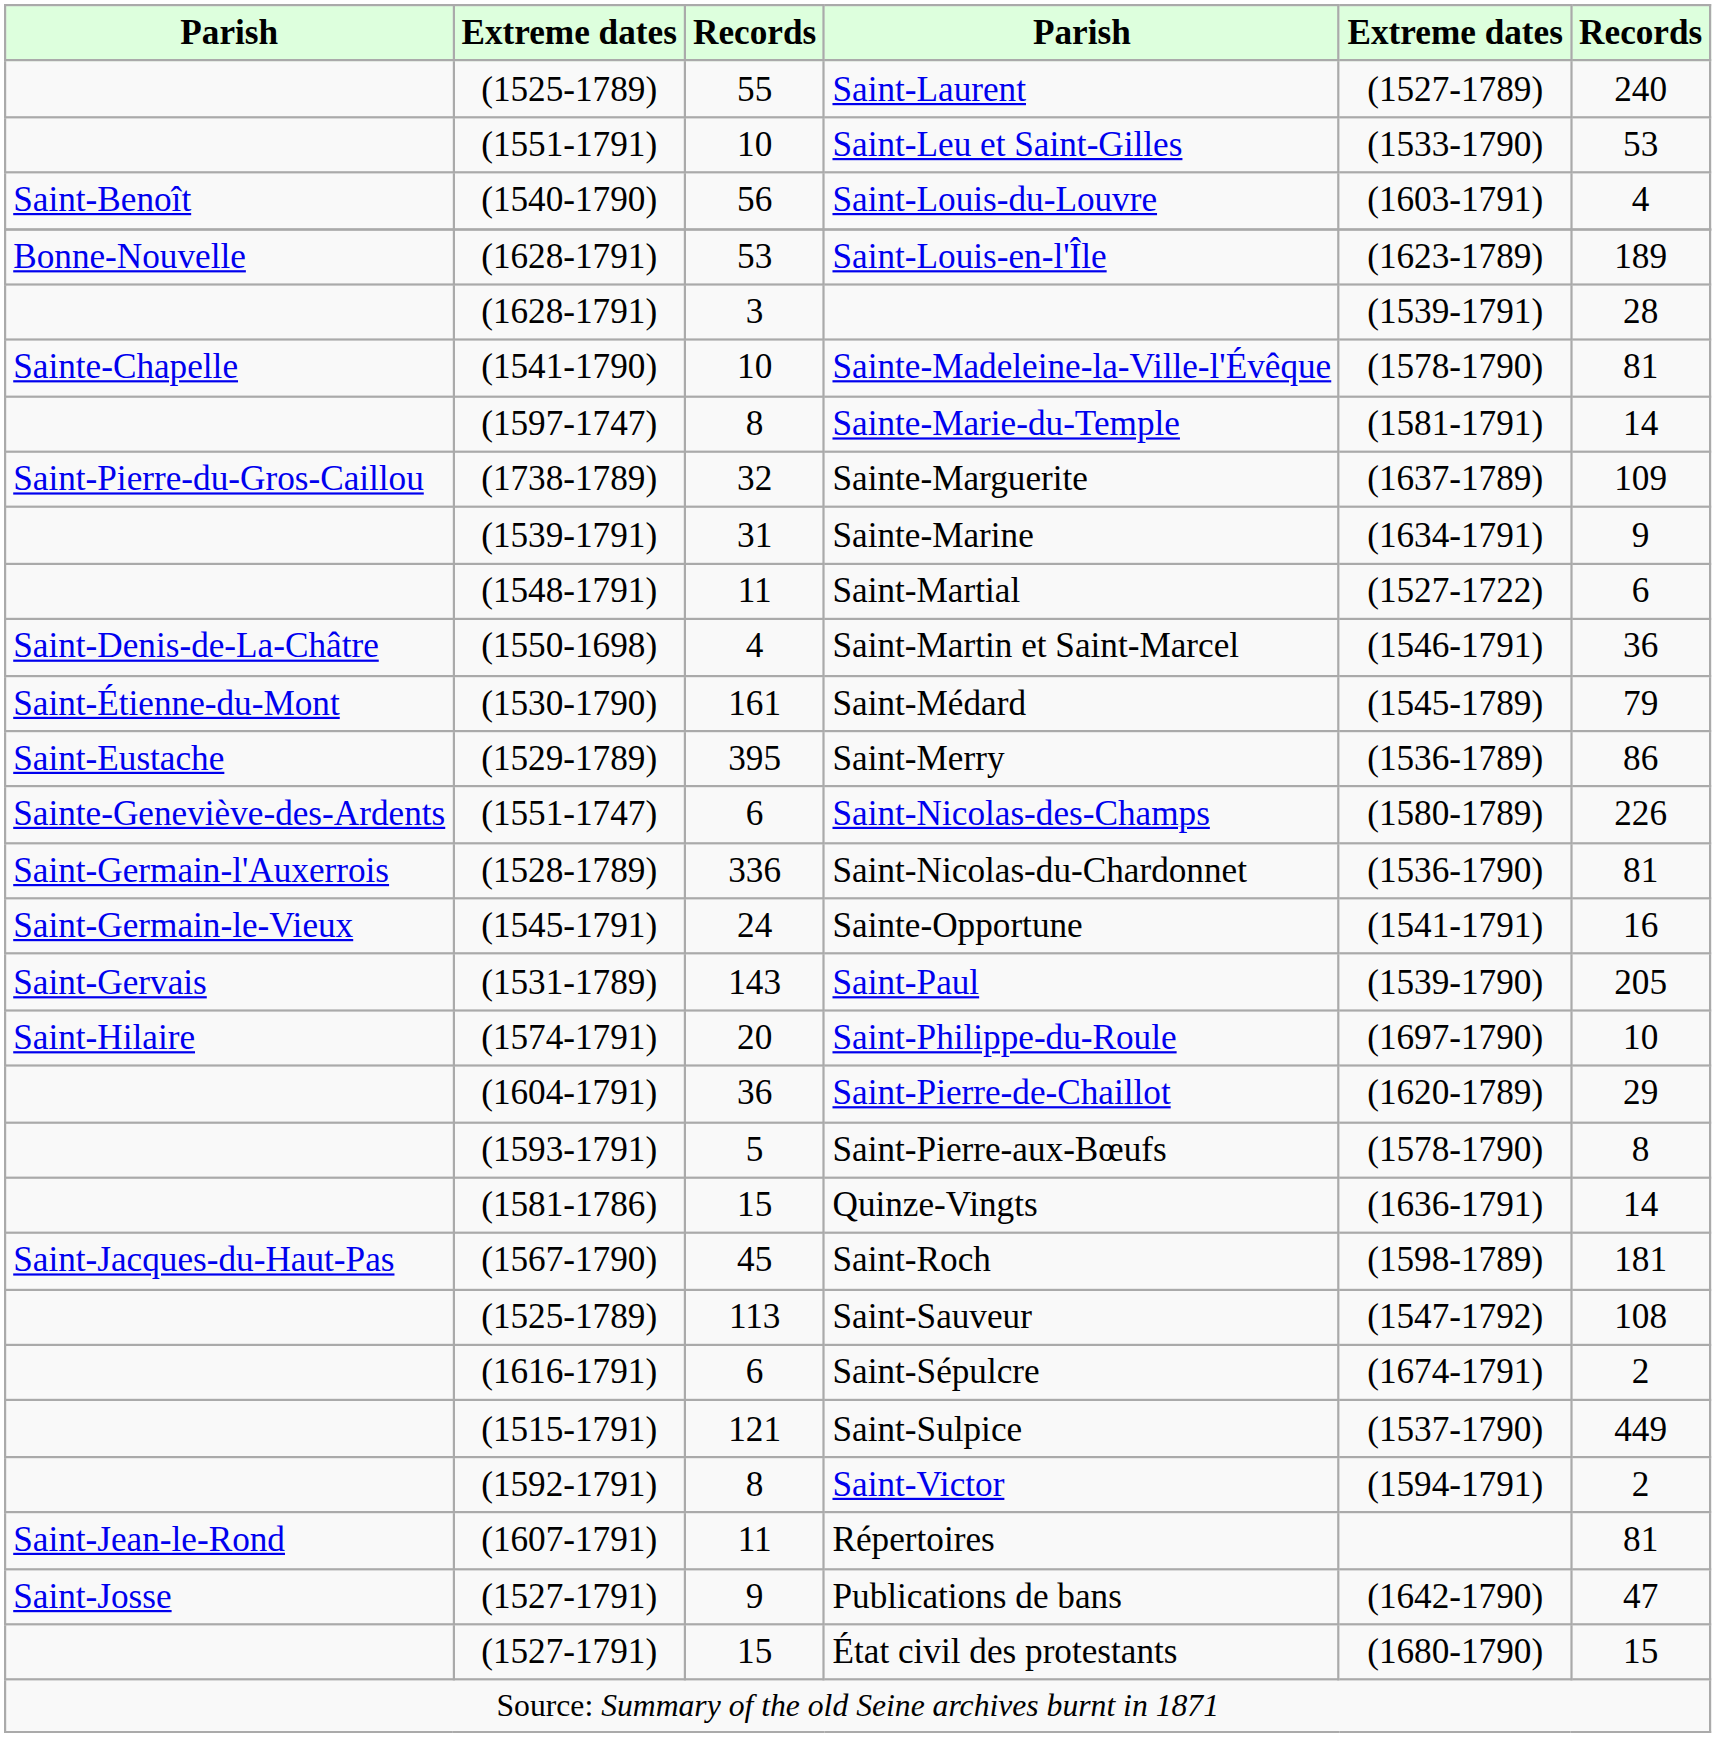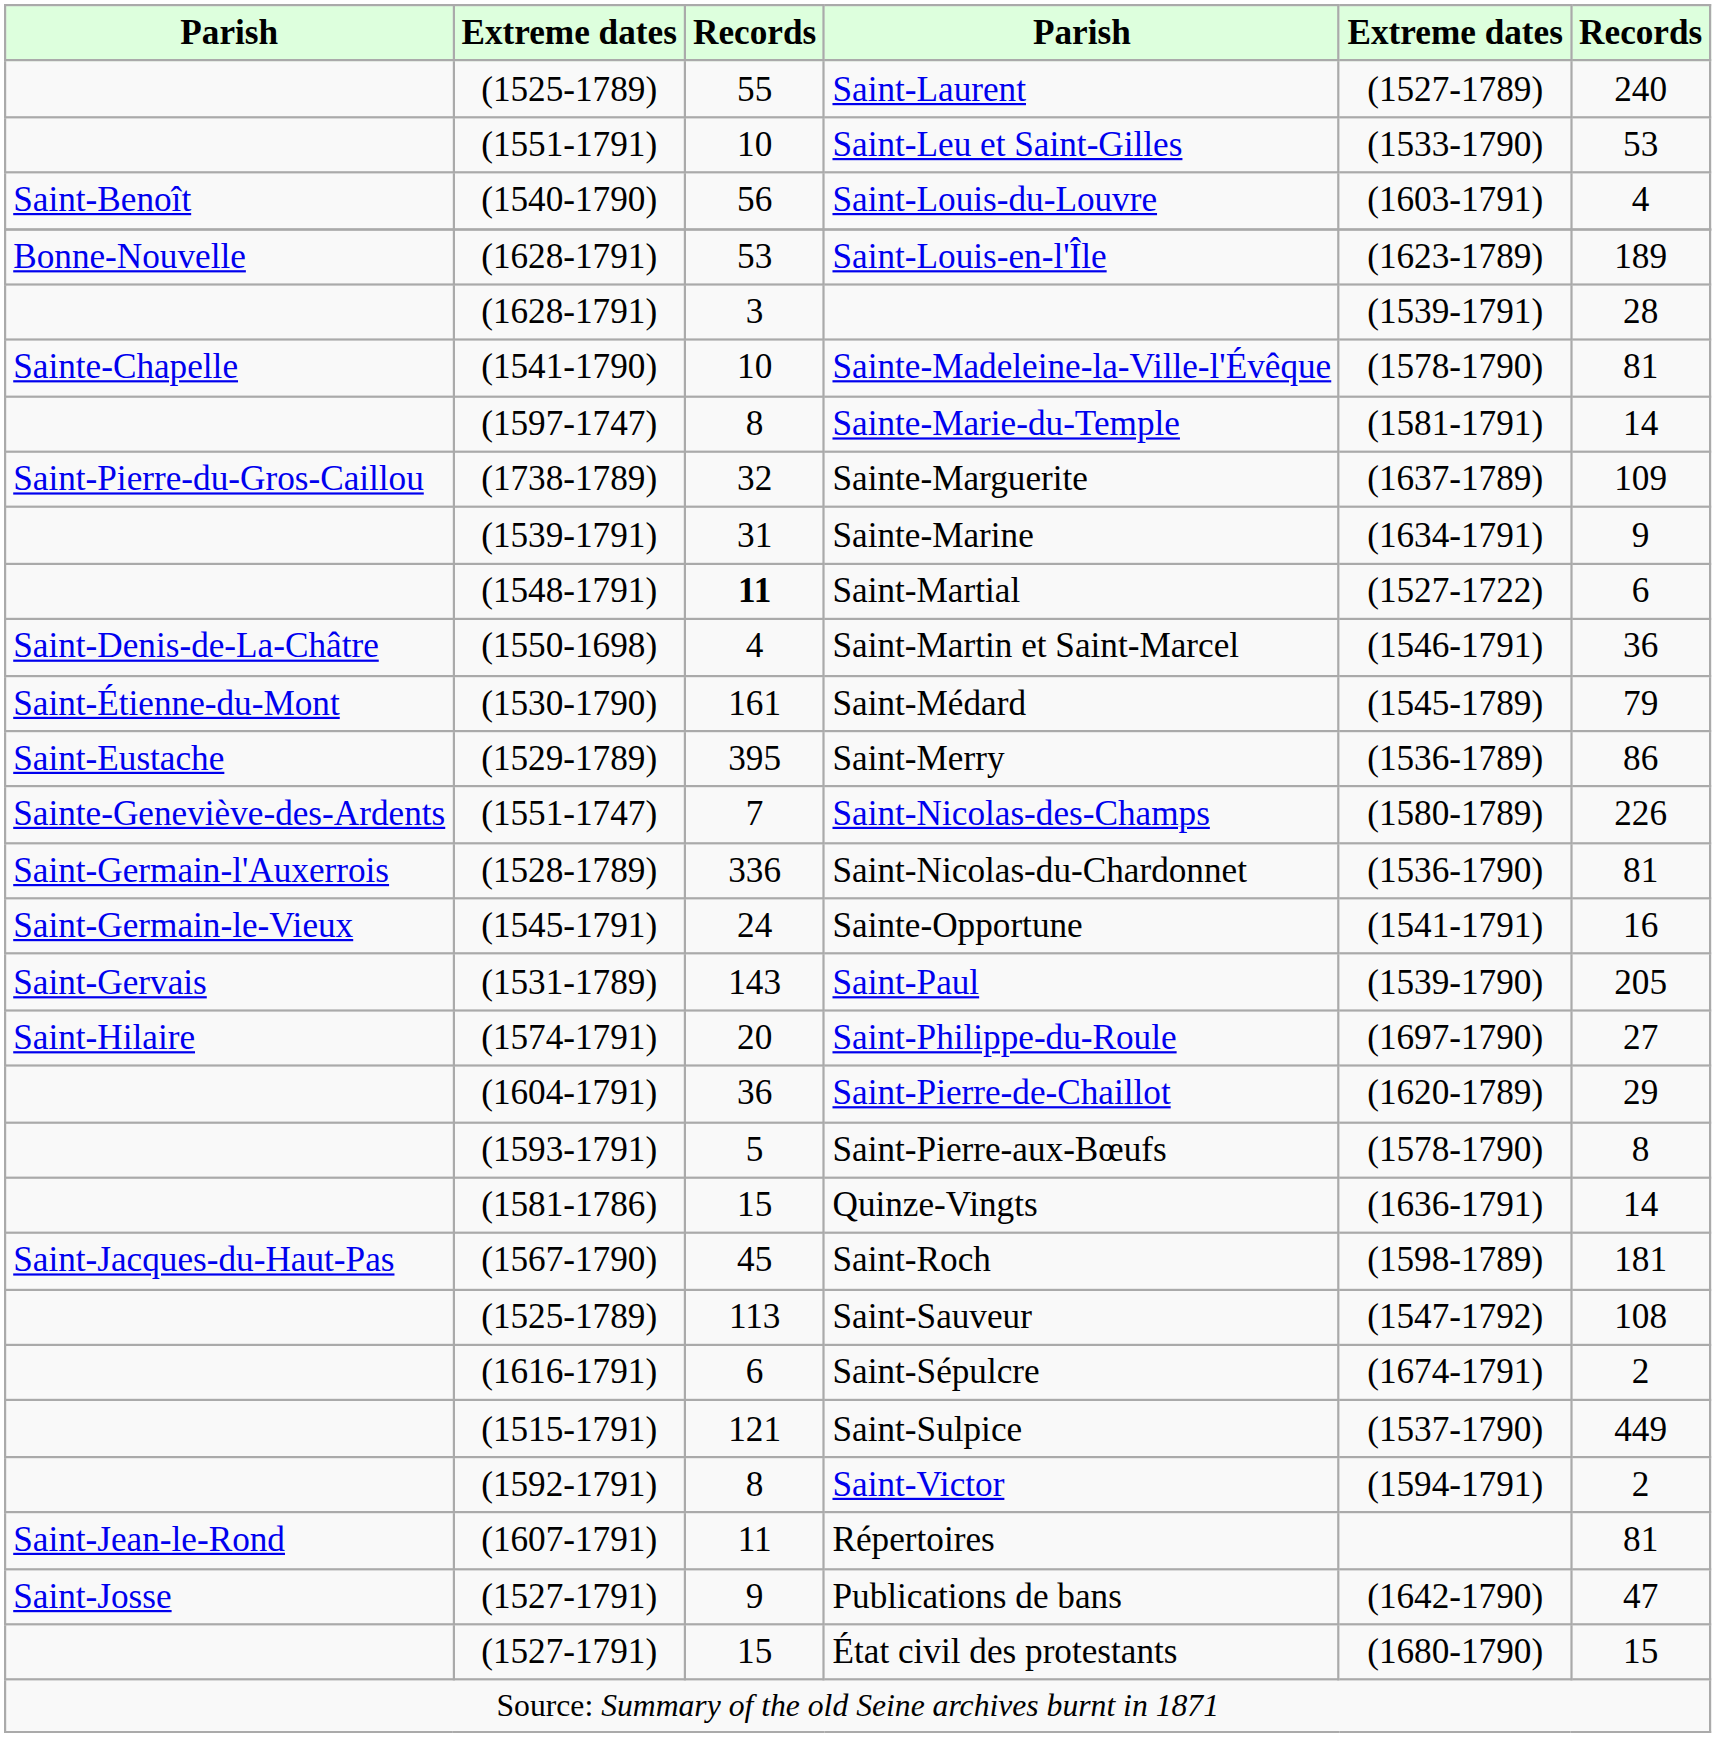(755, 590) normal -> (755, 590) bold
(755, 813) 6 -> (755, 813) 7
(1641, 1037) 10 -> (1641, 1037) 27
